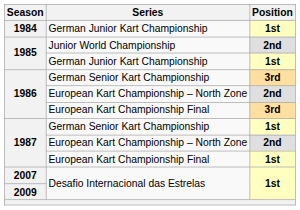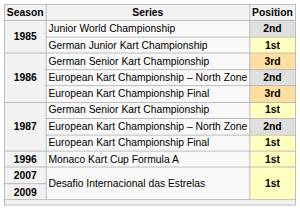- row: (25, 28)
+ row: (25, 159)
